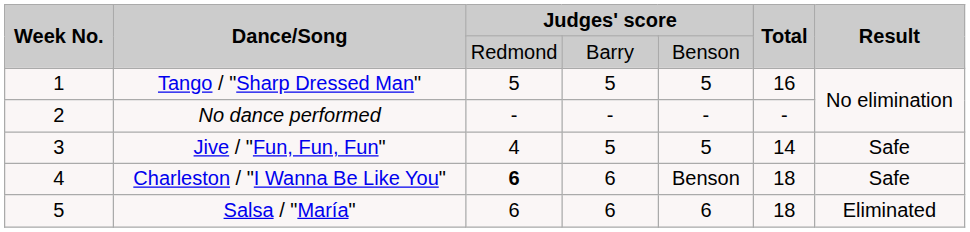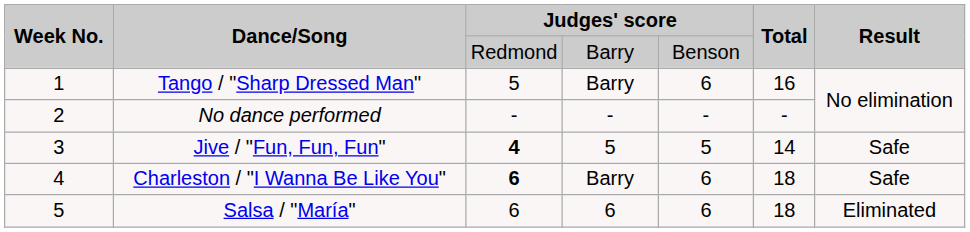(610, 83) 5 -> (610, 83) Barry
(706, 83) 5 -> (706, 83) 6
(514, 147) normal -> (514, 147) bold
(610, 178) 6 -> (610, 178) Barry
(706, 178) Benson -> (706, 178) 6
